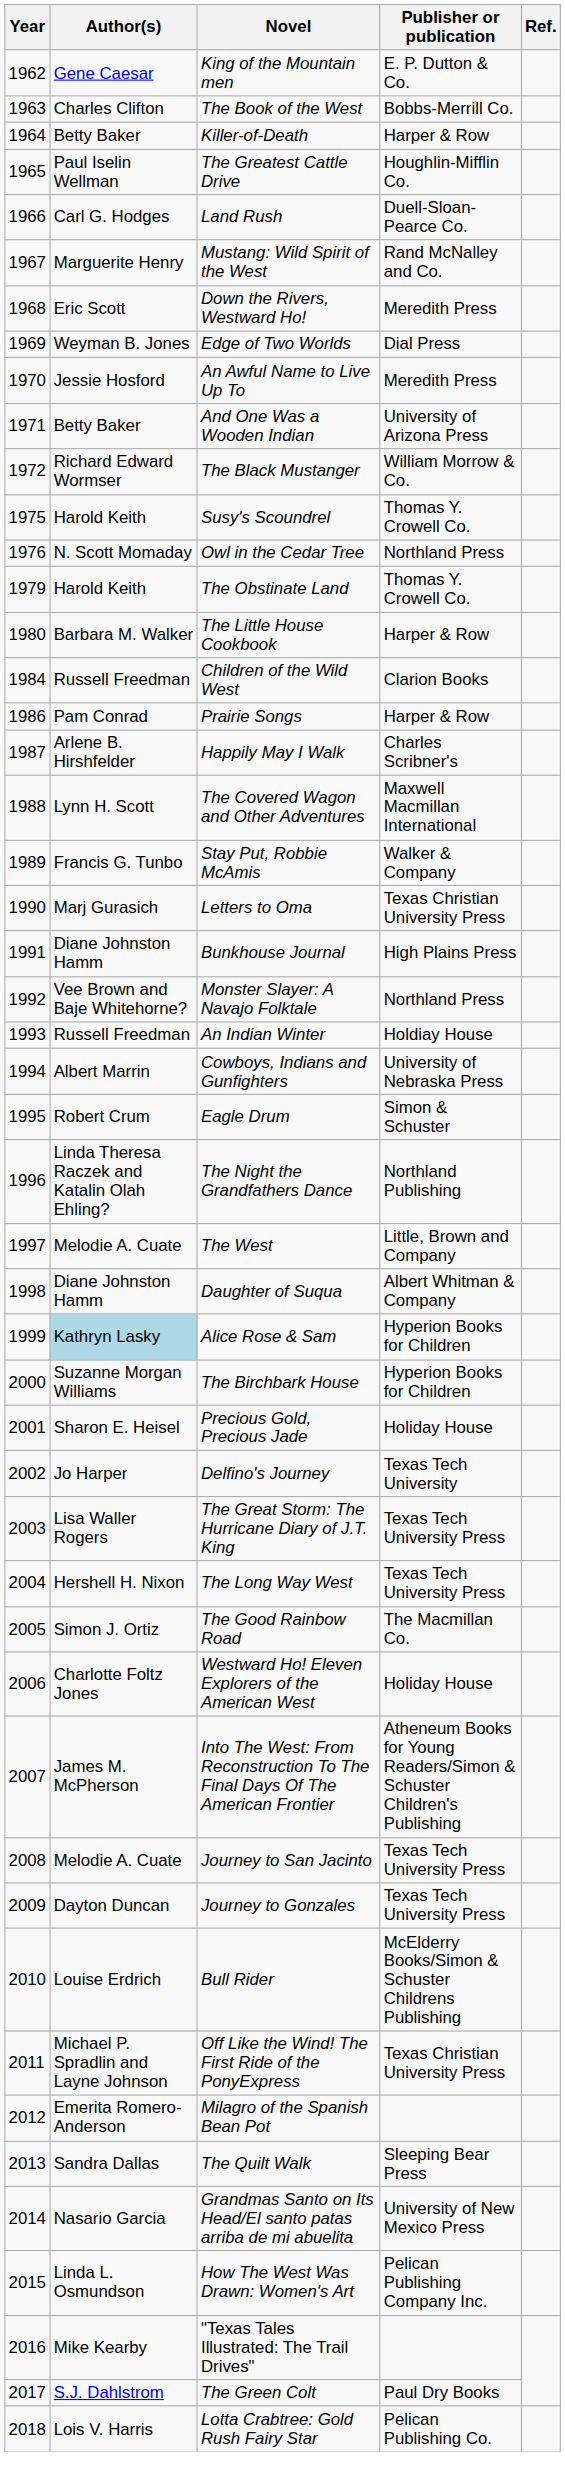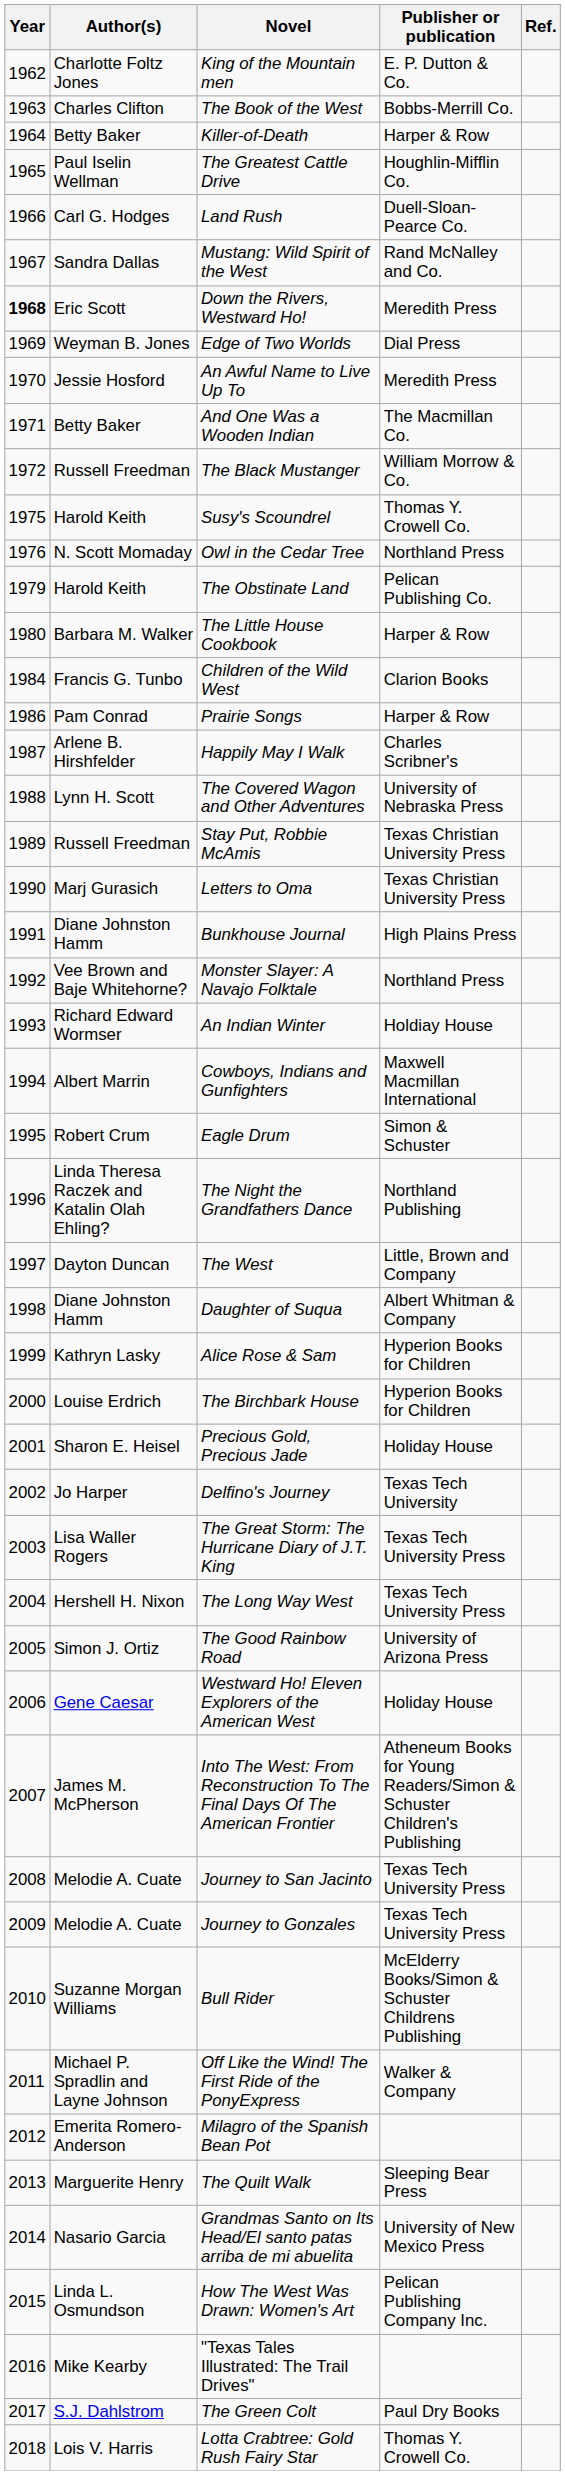(104, 72) Gene Caesar -> (108, 72) Charlotte Foltz Jones
(119, 262) Marguerite Henry -> (106, 262) Sandra Dallas
(27, 308) normal -> (27, 308) bold
(436, 426) University of Arizona Press -> (438, 426) The Macmillan Co.
(113, 471) Richard Edward Wormser -> (122, 471) Russell Freedman
(427, 589) Thomas Y. Crowell Co. -> (438, 589) Pelican Publishing Co.
(122, 680) Russell Freedman -> (118, 680) Francis G. Tunbo
(430, 807) Maxwell Macmillan International -> (443, 798) University of Nebraska Press
(118, 862) Francis G. Tunbo -> (122, 843) Russell Freedman
(420, 862) Walker & Company -> (444, 843) Texas Christian University Press
(122, 1035) Russell Freedman -> (113, 1025) Richard Edward Wormser
(443, 1071) University of Nebraska Press -> (430, 1080) Maxwell Macmillan International
(118, 1245) Melodie A. Cuate -> (112, 1264) Dayton Duncan
(107, 1336) lightblue background -> (107, 1355) no background
(118, 1382) Suzanne Morgan Williams -> (107, 1401) Louise Erdrich
(438, 1629) The Macmillan Co. -> (436, 1647) University of Arizona Press
(108, 1684) Charlotte Foltz Jones -> (104, 1702) Gene Caesar
(112, 1905) Dayton Duncan -> (118, 1924) Melodie A. Cuate
(107, 1979) Louise Erdrich -> (118, 1998) Suzanne Morgan Williams
(444, 2062) Texas Christian University Press -> (420, 2081) Walker & Company
(106, 2163) Sandra Dallas -> (119, 2182) Marguerite Henry
(438, 2429) Pelican Publishing Co. -> (427, 2447) Thomas Y. Crowell Co.
